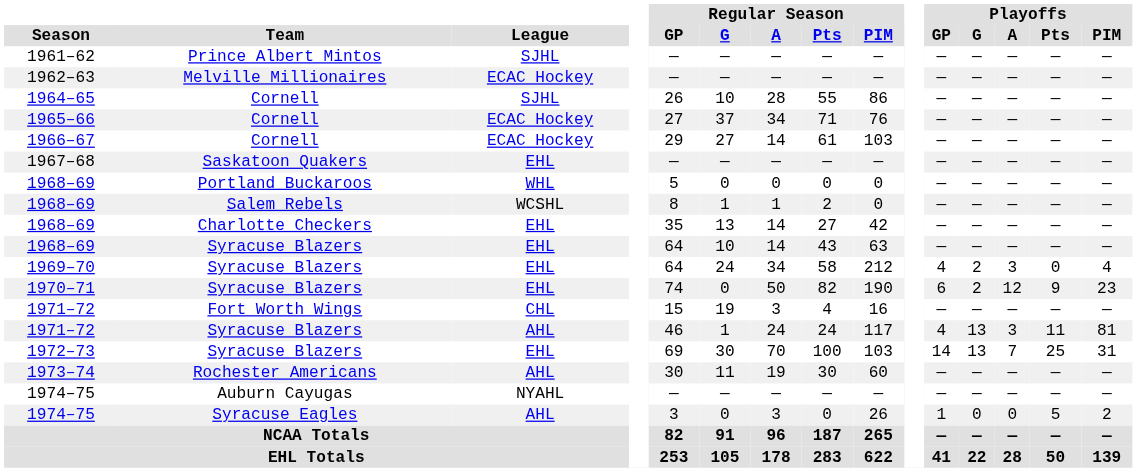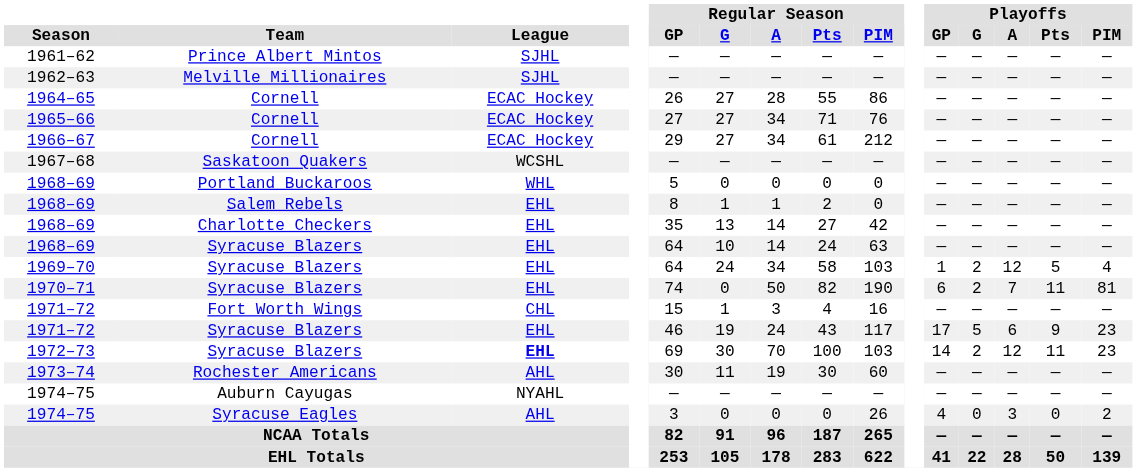(540, 78) ECAC Hockey -> (540, 78) SJHL
(540, 99) SJHL -> (540, 99) ECAC Hockey
(725, 99) 10 -> (725, 99) 27
(725, 120) 37 -> (725, 120) 27
(776, 141) 14 -> (776, 141) 34
(878, 141) 103 -> (878, 141) 212
(540, 162) EHL -> (540, 162) WCSHL
(540, 204) WCSHL -> (540, 204) EHL
(827, 246) 43 -> (827, 246) 24
(878, 268) 212 -> (878, 268) 103
(941, 268) 4 -> (941, 268) 1
(1012, 268) 3 -> (1012, 268) 12
(1056, 268) 0 -> (1056, 268) 5
(1012, 289) 12 -> (1012, 289) 7
(1056, 289) 9 -> (1056, 289) 11
(1107, 289) 23 -> (1107, 289) 81
(725, 310) 19 -> (725, 310) 1
(540, 331) AHL -> (540, 331) EHL
(725, 331) 1 -> (725, 331) 19
(827, 331) 24 -> (827, 331) 43
(941, 331) 4 -> (941, 331) 17
(977, 331) 13 -> (977, 331) 5
(1012, 331) 3 -> (1012, 331) 6
(1056, 331) 11 -> (1056, 331) 9
(1107, 331) 81 -> (1107, 331) 23
(540, 352) normal -> (540, 352) bold
(977, 352) 13 -> (977, 352) 2
(1012, 352) 7 -> (1012, 352) 12
(1056, 352) 25 -> (1056, 352) 11
(1107, 352) 31 -> (1107, 352) 23
(776, 415) 3 -> (776, 415) 0
(941, 415) 1 -> (941, 415) 4
(1012, 415) 0 -> (1012, 415) 3
(1056, 415) 5 -> (1056, 415) 0
